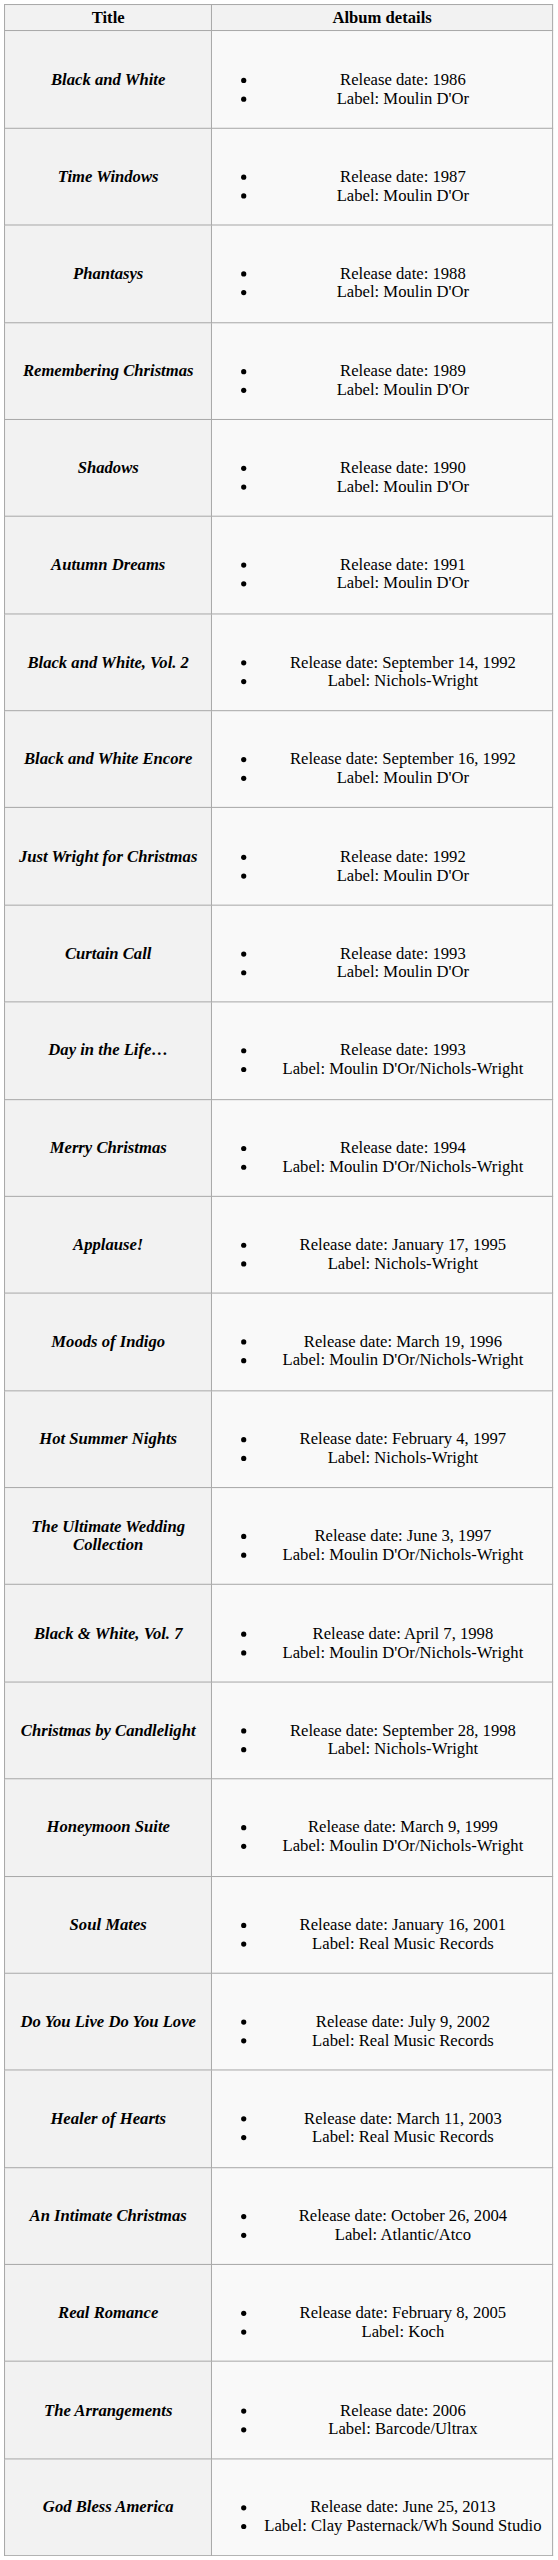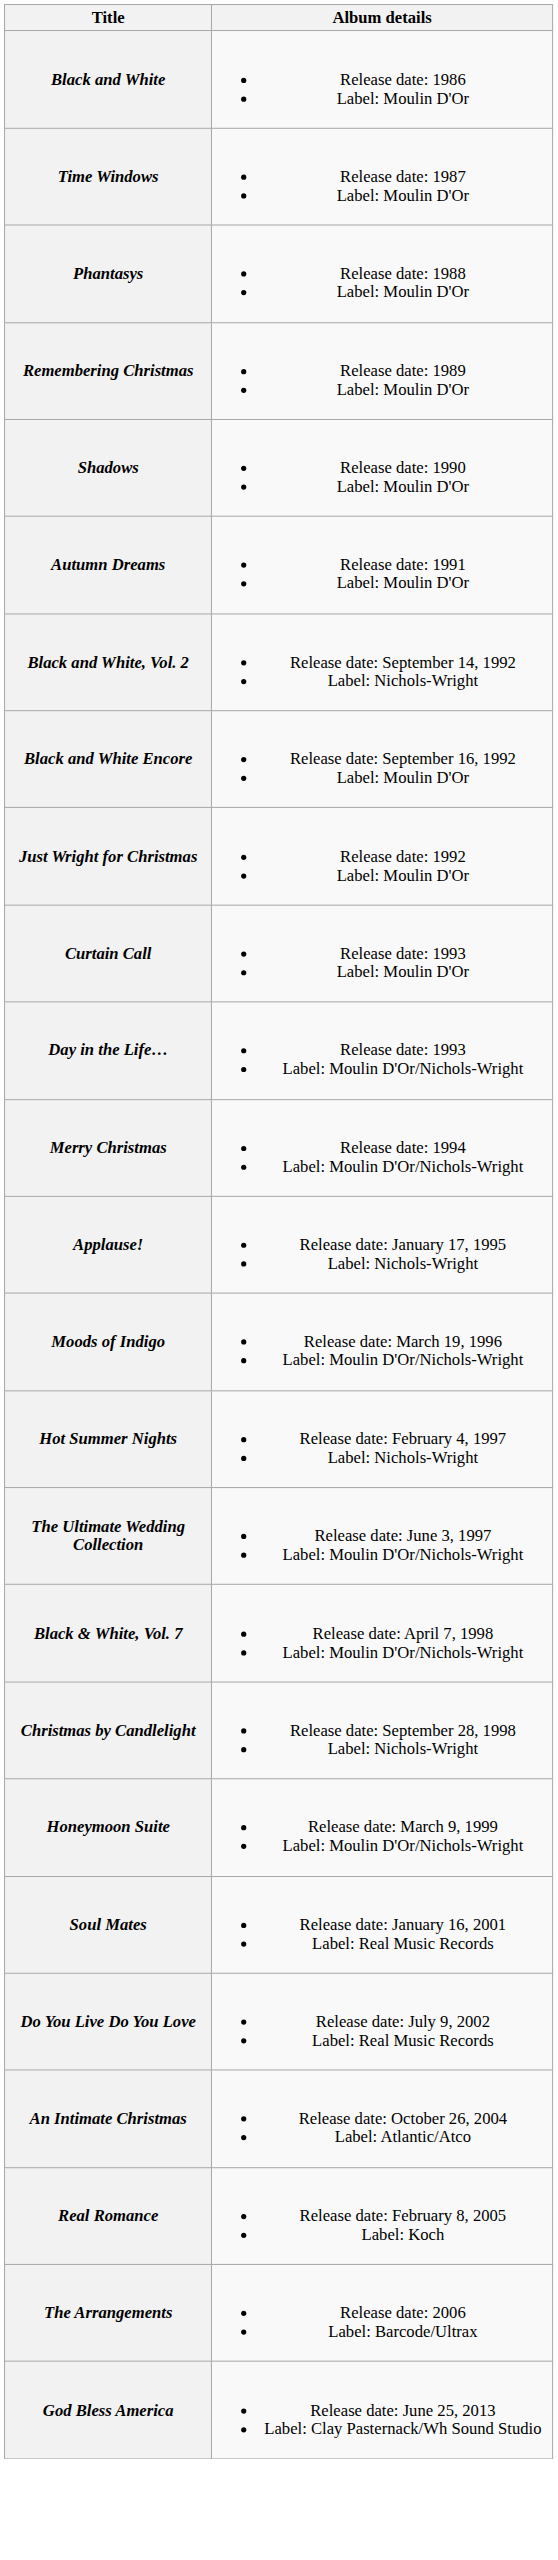- row: (108, 2118)
